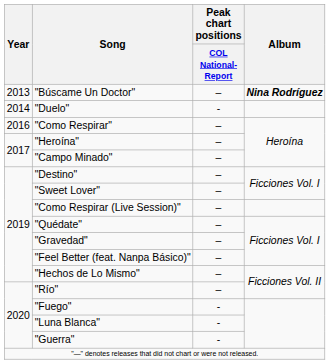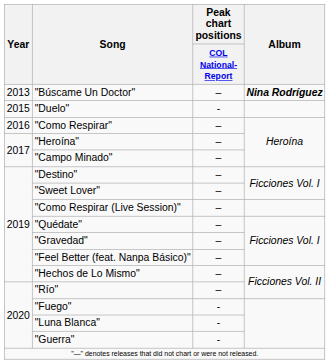(18, 109) 2014 -> (18, 109) 2015
